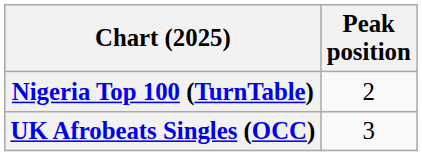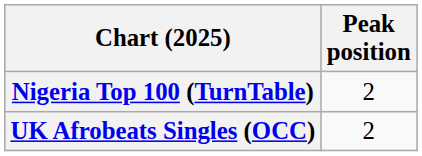(369, 130) 3 -> (369, 130) 2
